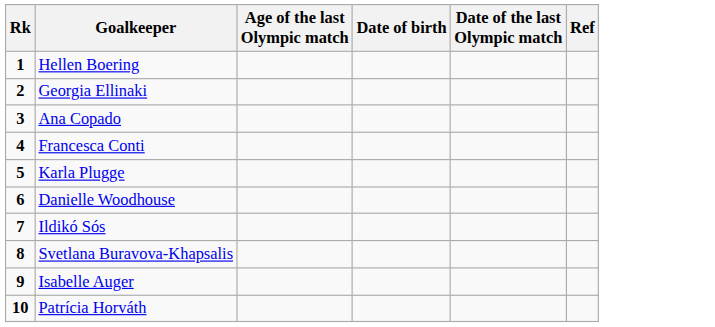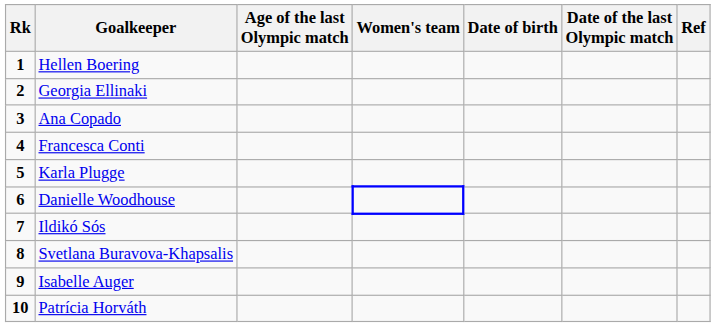+ column: (408, 28)
